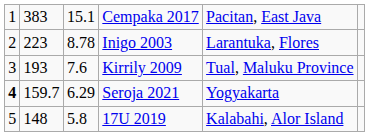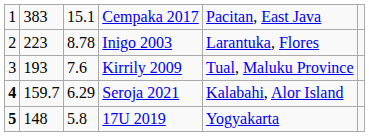(243, 93) Yogyakarta -> (275, 93) Kalabahi, Alor Island
(12, 118) normal -> (12, 118) bold
(275, 118) Kalabahi, Alor Island -> (243, 118) Yogyakarta
